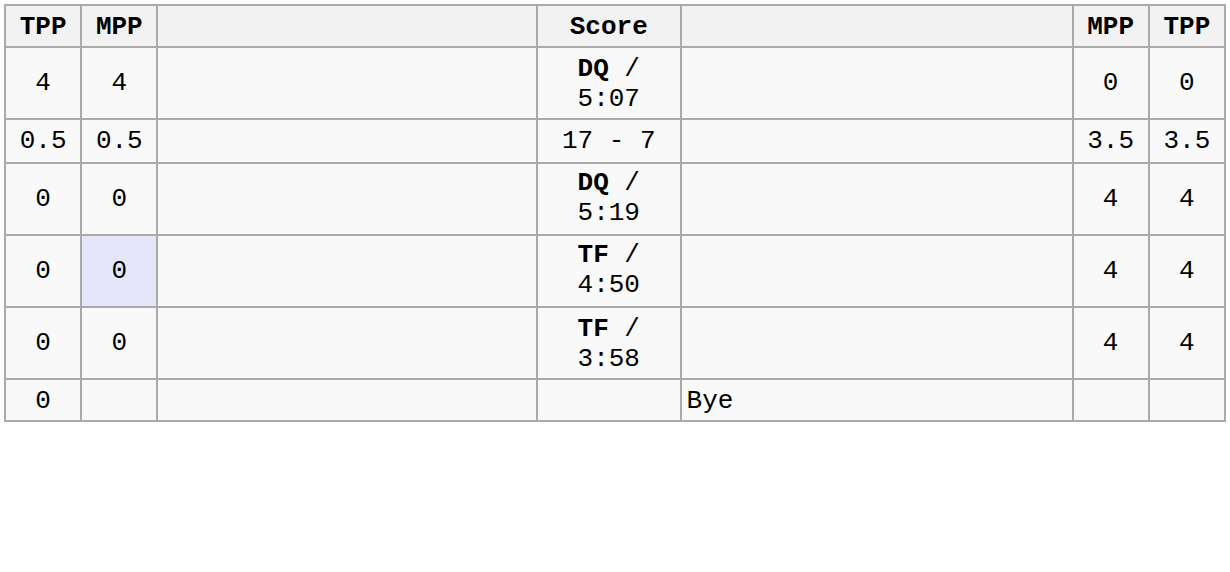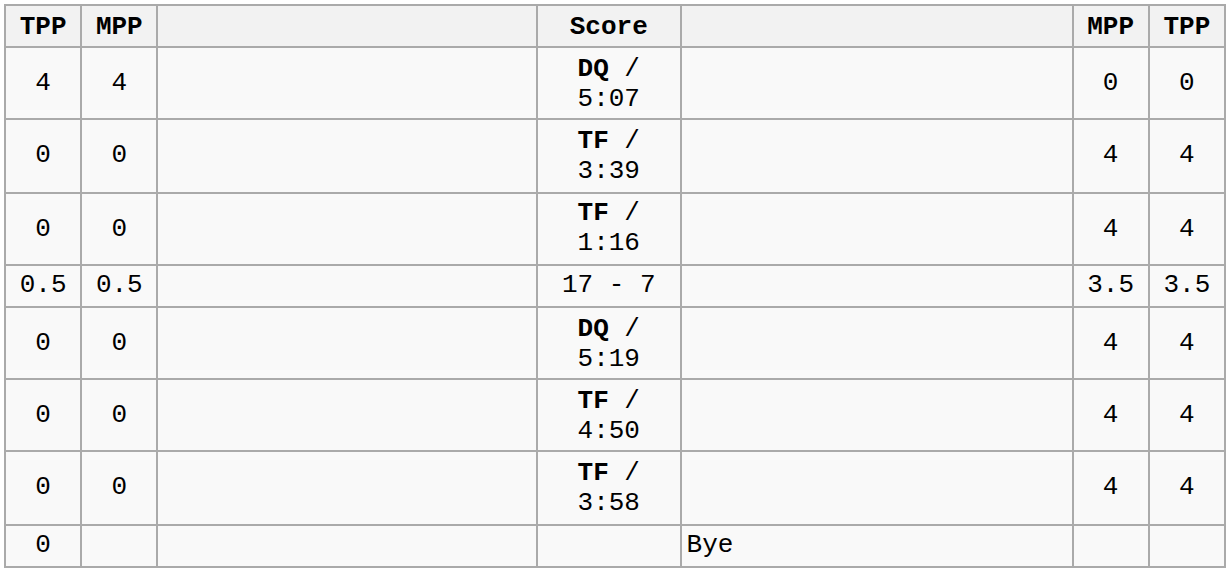+ row: (609, 156)
+ row: (609, 228)
(119, 271) lavender background -> (119, 415) no background
